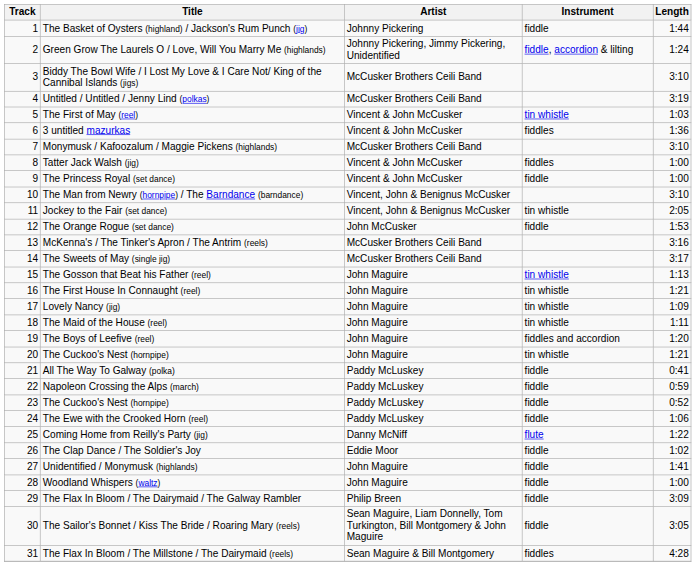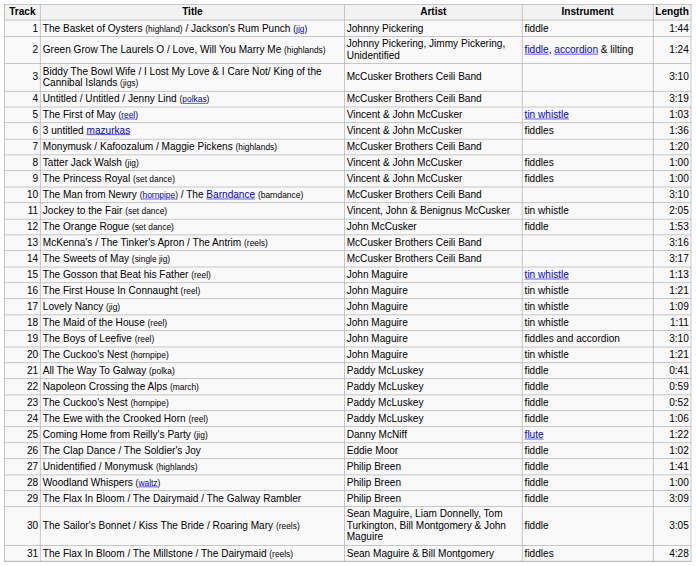(679, 147) 3:10 -> (679, 147) 1:20
(537, 179) fiddle -> (539, 179) fiddles
(428, 195) Vincent, John & Benignus McCusker -> (414, 195) McCusker Brothers Ceili Band
(679, 338) 1:20 -> (679, 338) 3:10
(377, 466) John Maguire -> (374, 466) Philip Breen
(377, 482) John Maguire -> (374, 482) Philip Breen
